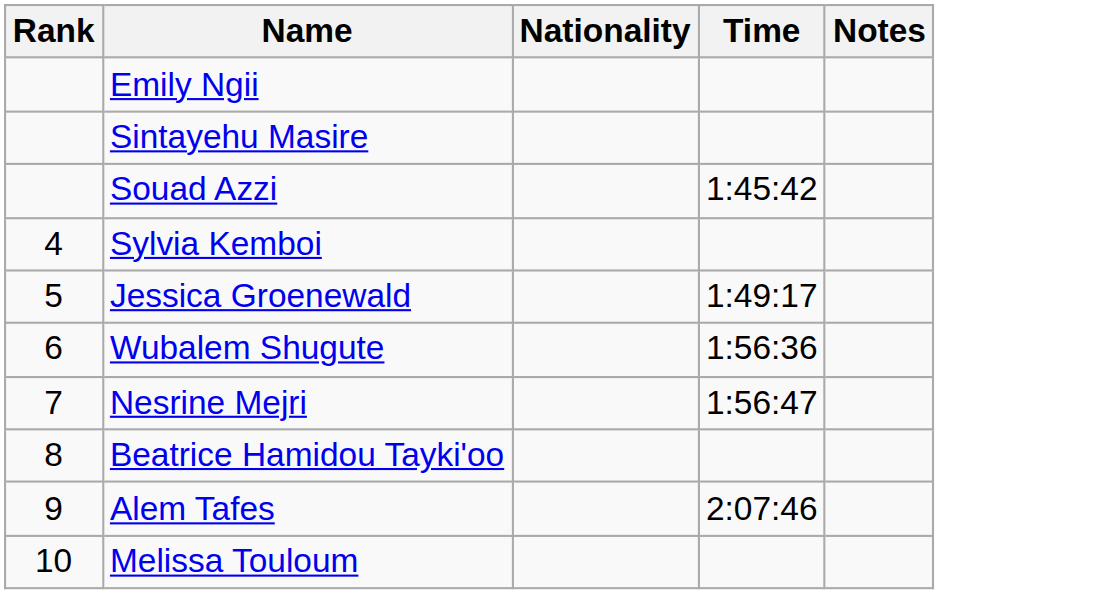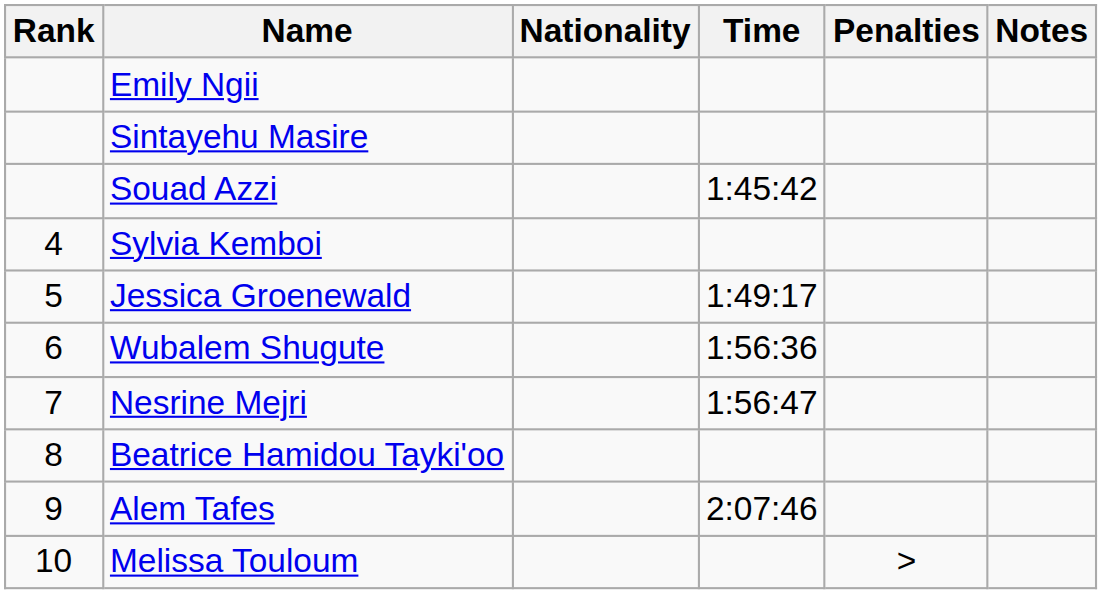+ column: (906, 31)
